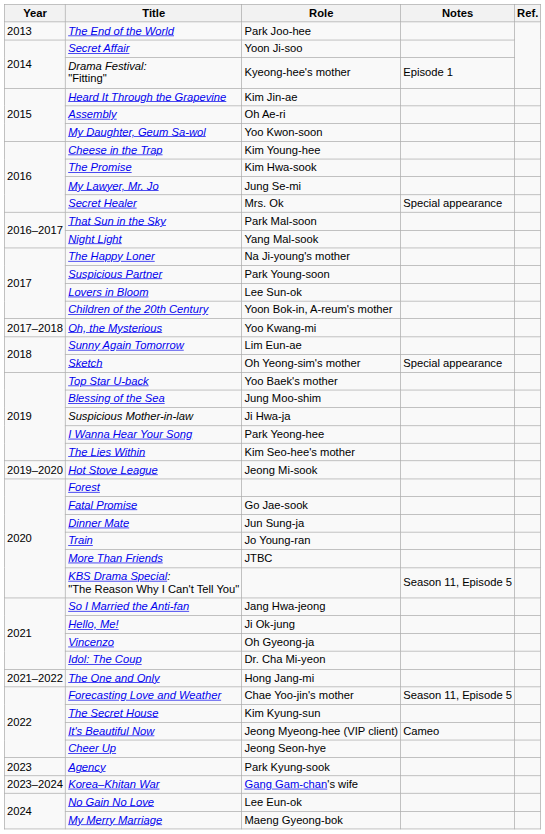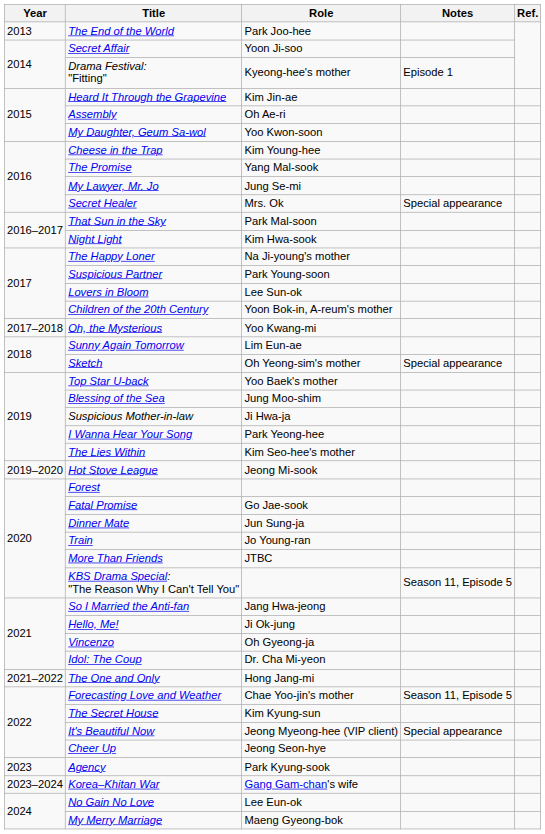(281, 168) Kim Hwa-sook -> (281, 168) Yang Mal-sook
(281, 239) Yang Mal-sook -> (281, 239) Kim Hwa-sook
(421, 731) Cameo -> (453, 731) Special appearance
